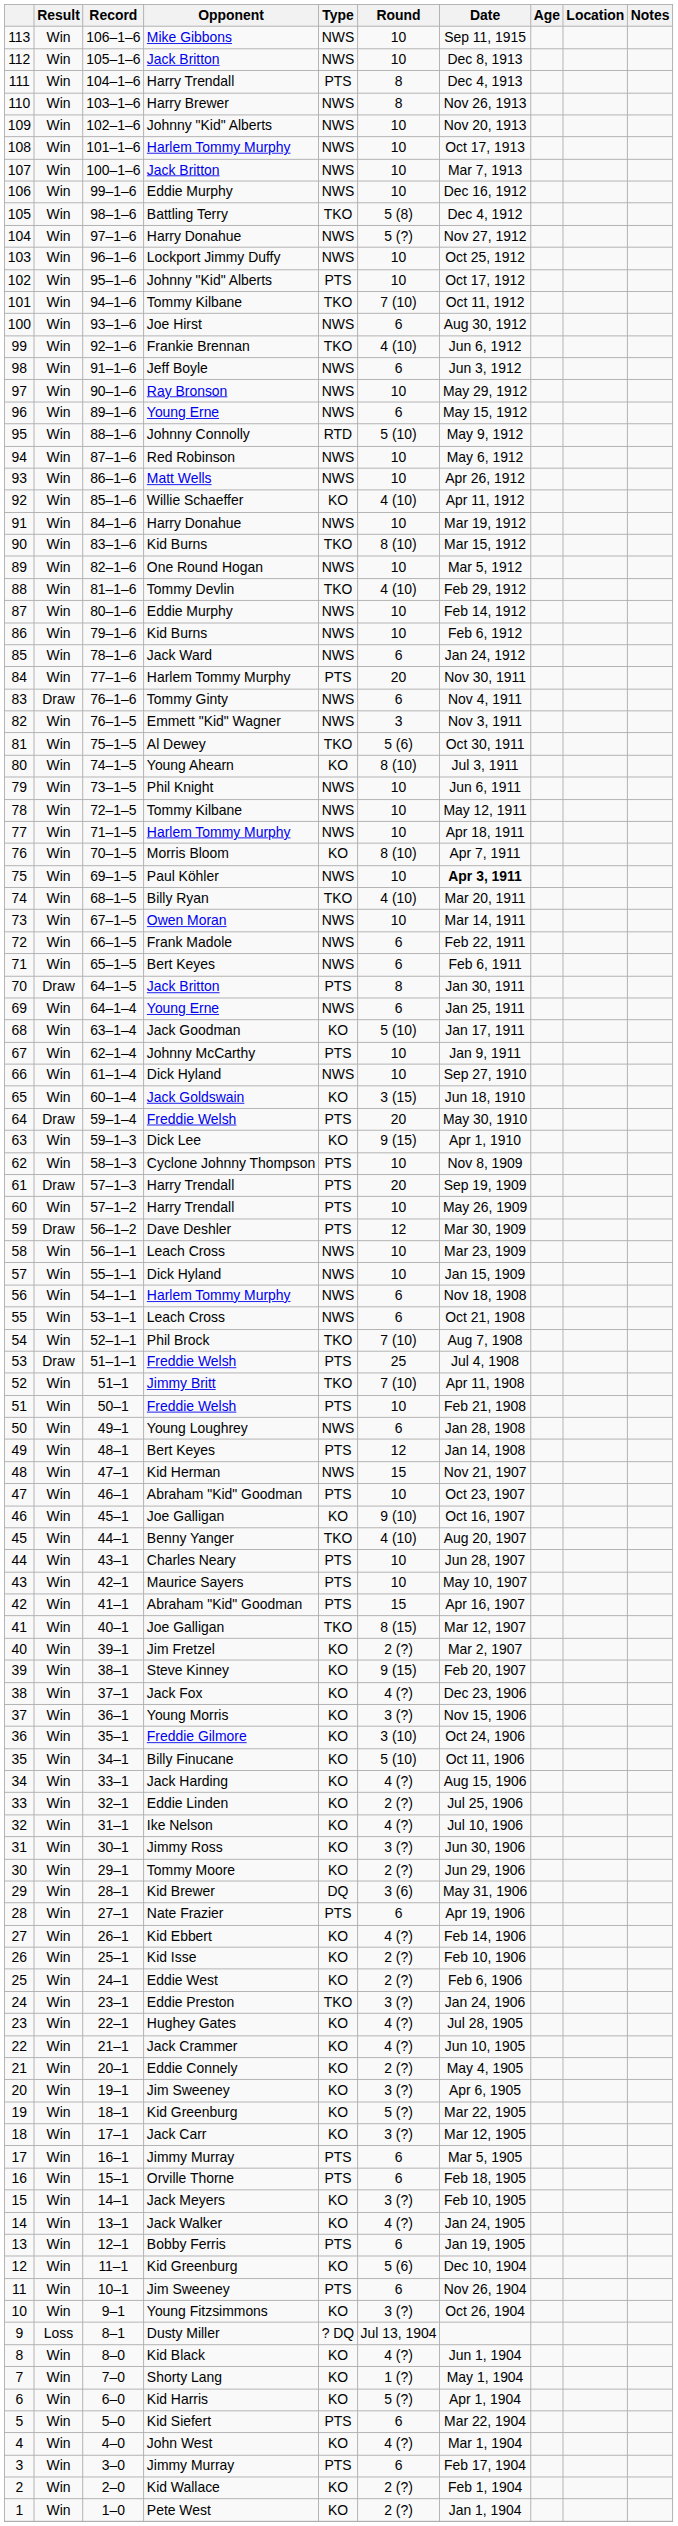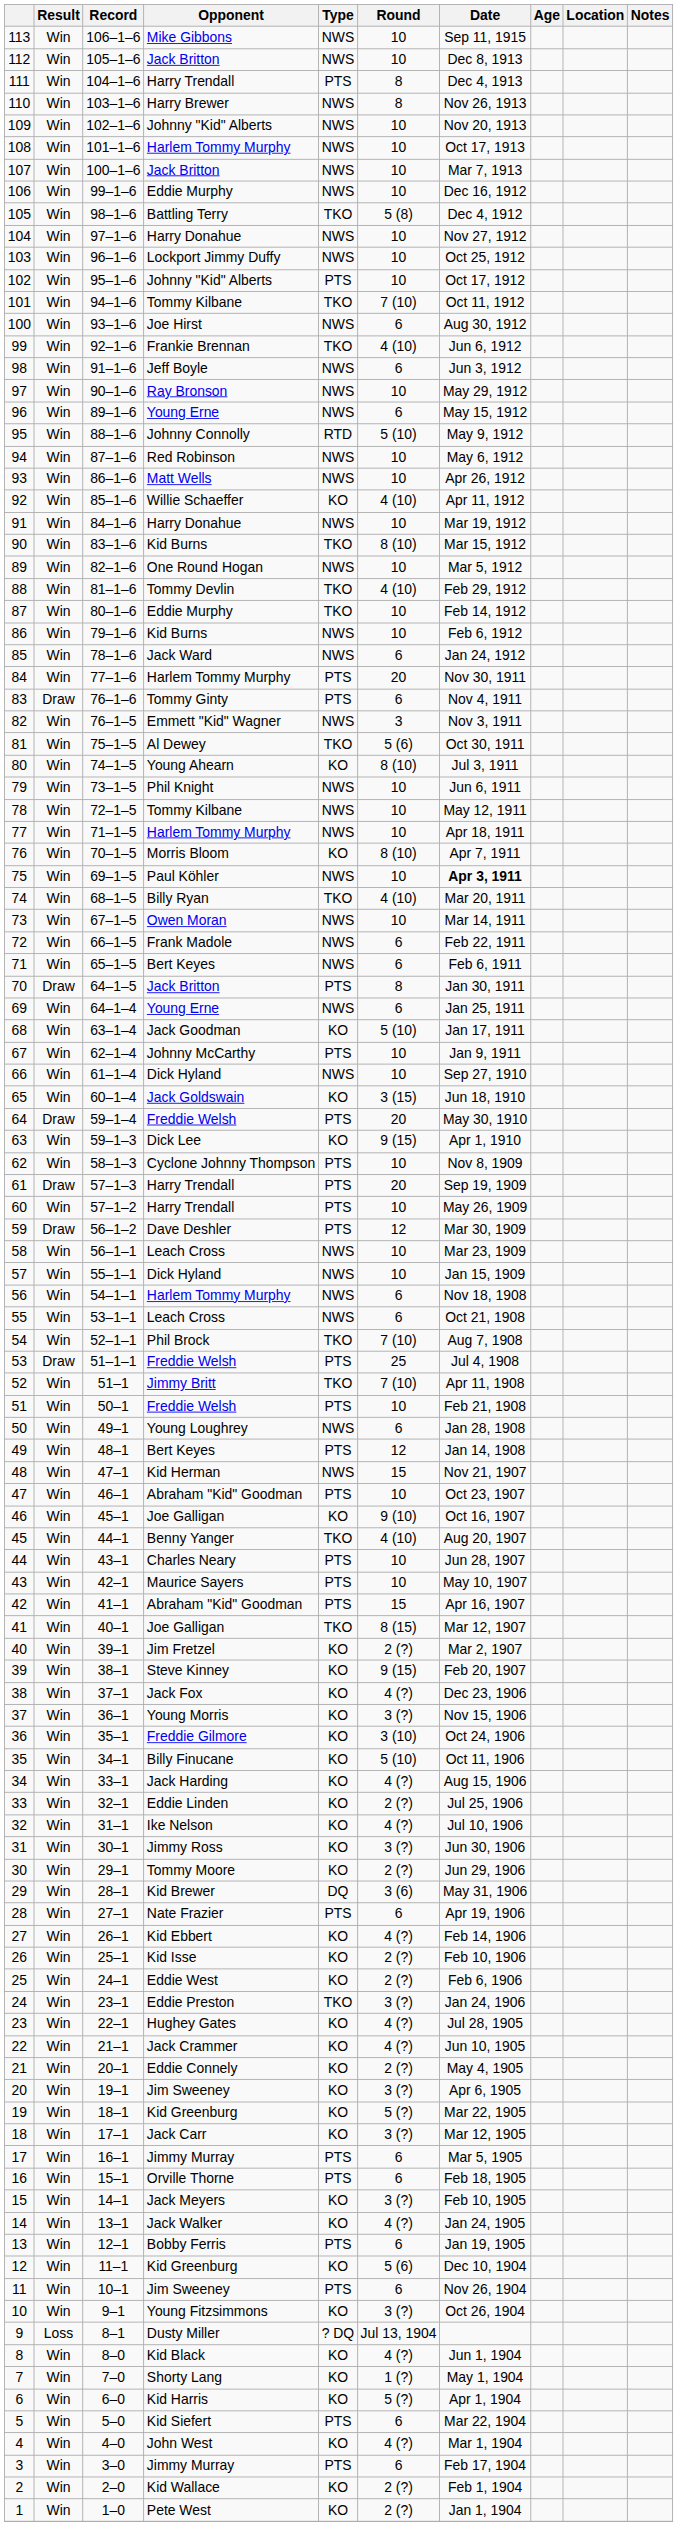(399, 236) 5 (?) -> (399, 236) 10
(338, 611) NWS -> (338, 611) TKO
(338, 699) NWS -> (338, 699) PTS
